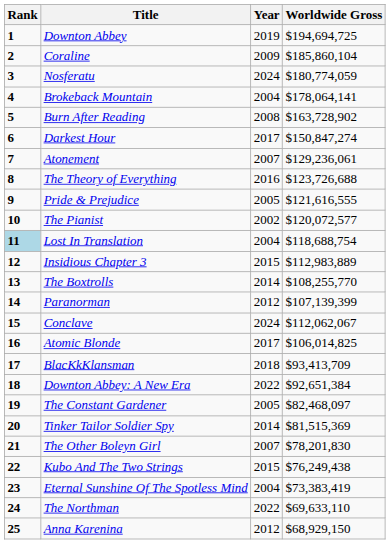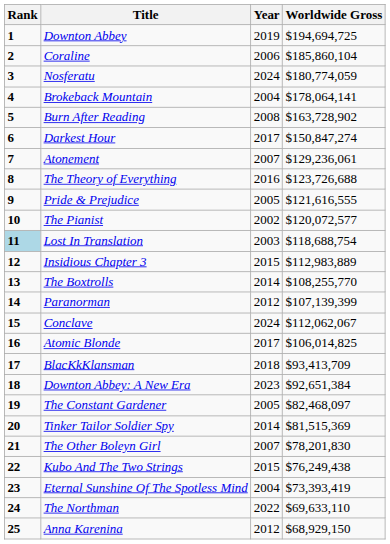(267, 55) 2009 -> (267, 55) 2006
(267, 240) 2004 -> (267, 240) 2003
(267, 384) 2022 -> (267, 384) 2023
(318, 487) $73,383,419 -> (318, 487) $73,393,419
